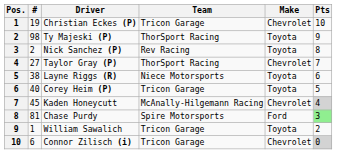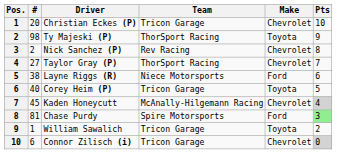(35, 24) 19 -> (35, 24) 20
(282, 51) Toyota -> (289, 51) Chevrolet
(282, 77) Toyota -> (277, 77) Ford
